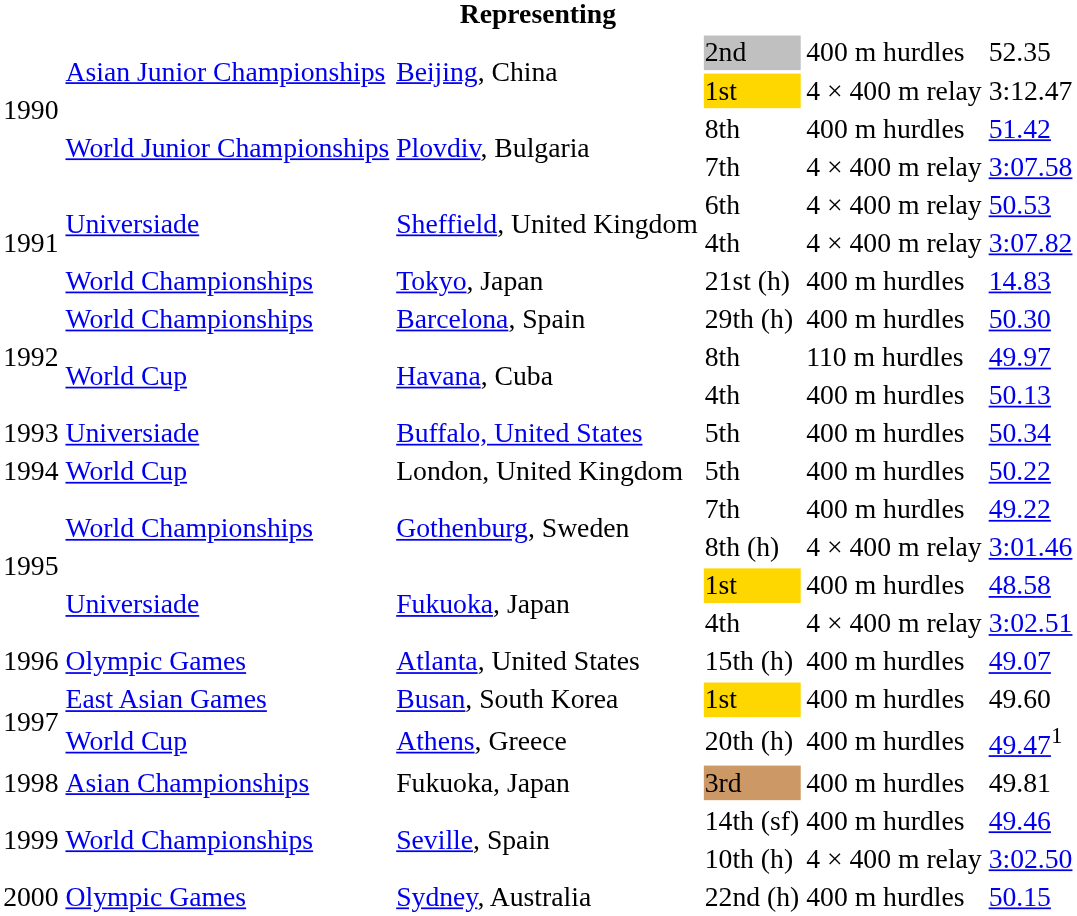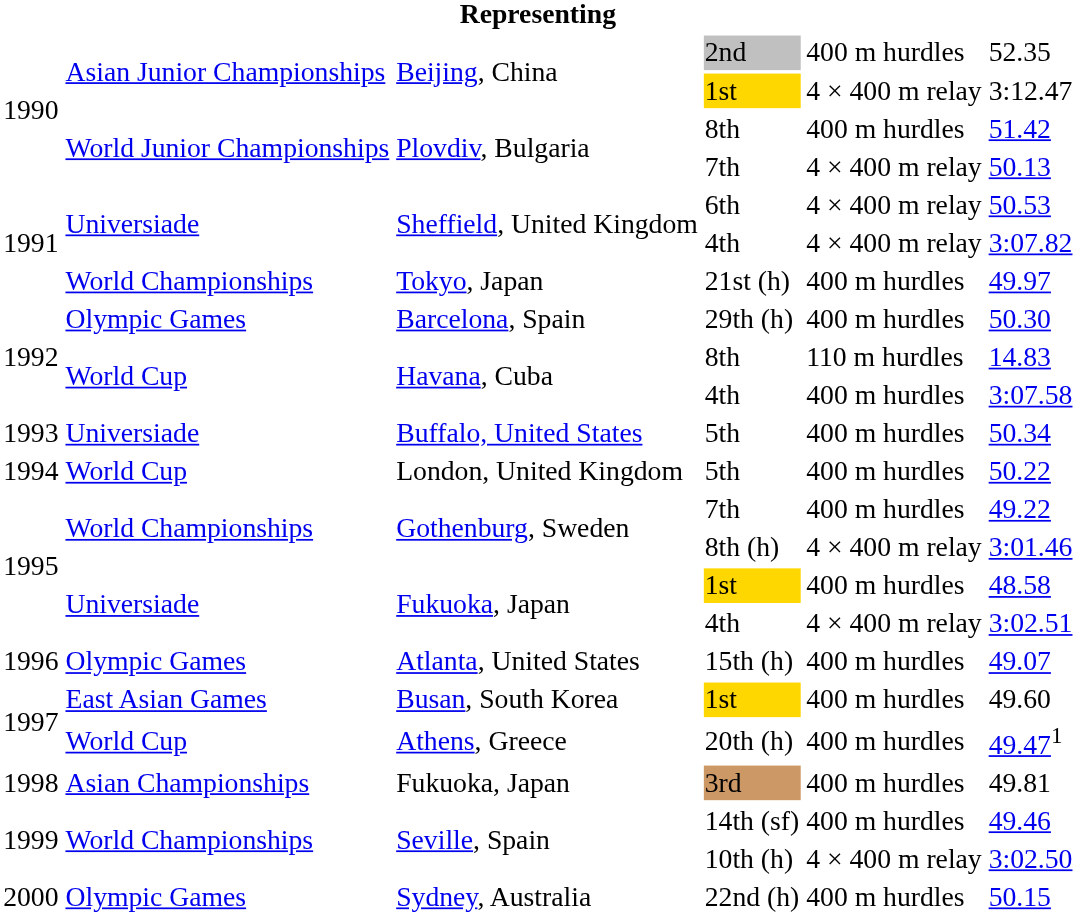(1031, 166) 3:07.58 -> (1020, 166) 50.13
(1020, 280) 14.83 -> (1020, 280) 49.97
(189, 318) World Championships -> (156, 318) Olympic Games
(1020, 356) 49.97 -> (1020, 356) 14.83
(1020, 394) 50.13 -> (1031, 394) 3:07.58
